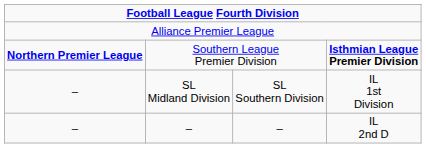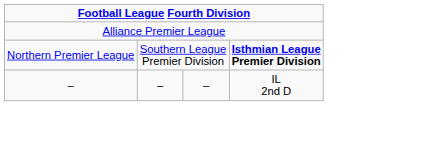(75, 55) bold -> (71, 55) normal
- row: (189, 91)
